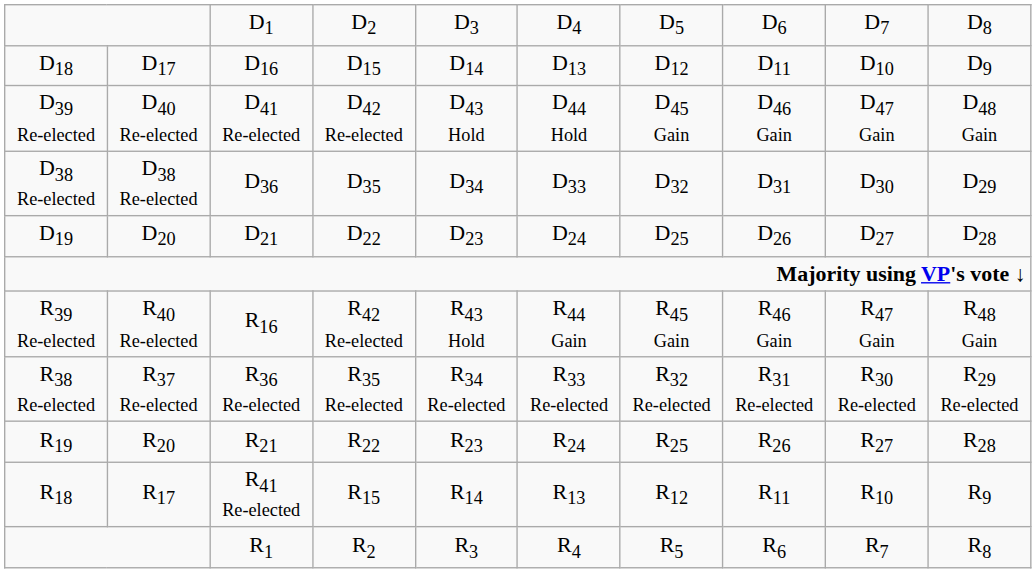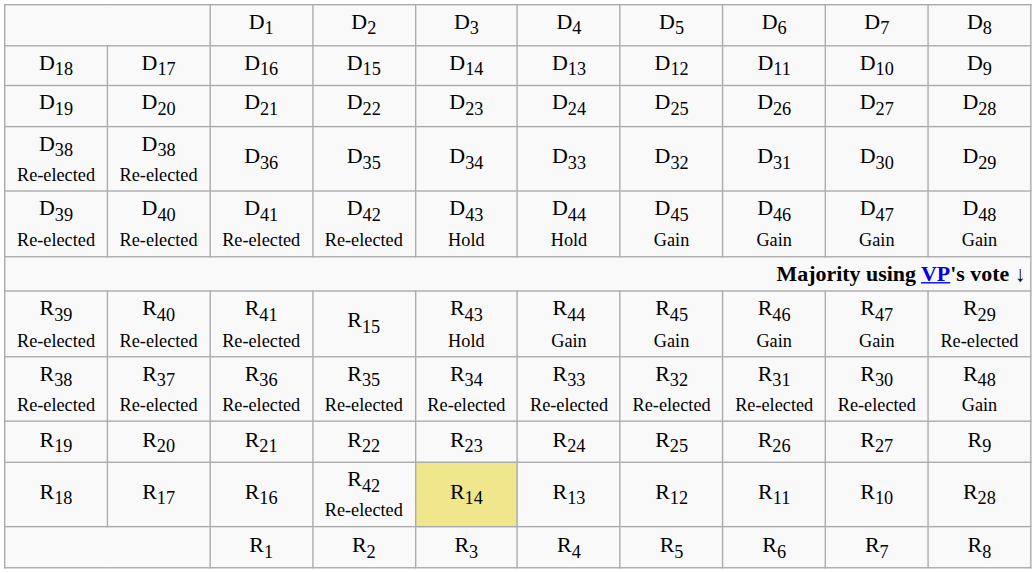rows swapped: (56, 236) <-> (56, 118)
(261, 323) R16 -> (261, 323) R41 Re-elected
(364, 323) R42 Re-elected -> (364, 323) R15
(979, 323) R48 Gain -> (979, 323) R29 Re-elected
(979, 388) R29 Re-elected -> (979, 388) R48 Gain
(979, 441) R28 -> (979, 441) R9
(261, 494) R41 Re-elected -> (261, 494) R16
(364, 494) R15 -> (364, 494) R42 Re-elected
(466, 494) no background -> (466, 494) khaki background
(979, 494) R9 -> (979, 494) R28
